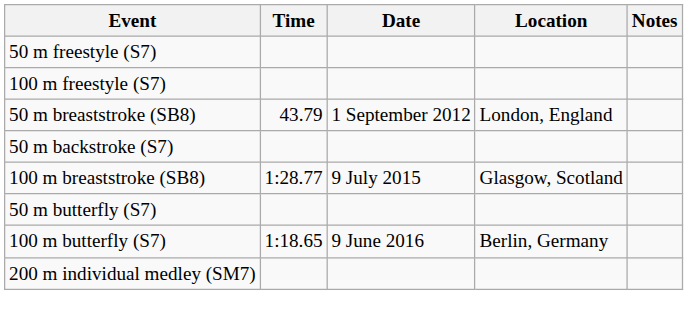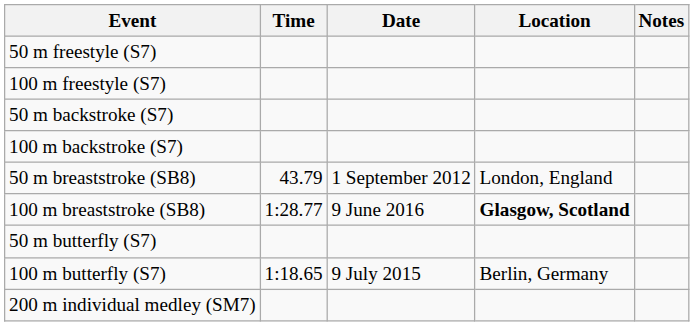rows swapped: (91, 146) <-> (102, 115)
+ row: (96, 146)
(376, 178) 9 July 2015 -> (378, 209) 9 June 2016
(551, 178) normal -> (555, 209) bold
(378, 241) 9 June 2016 -> (376, 273) 9 July 2015
